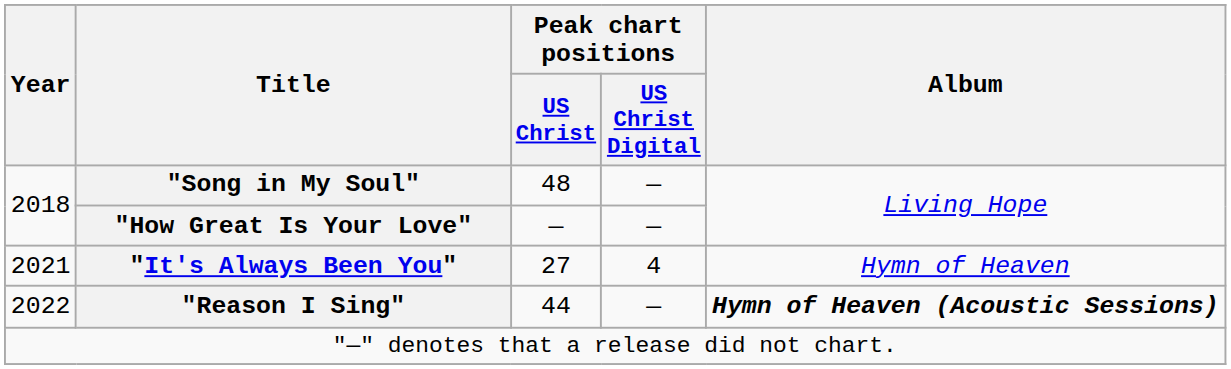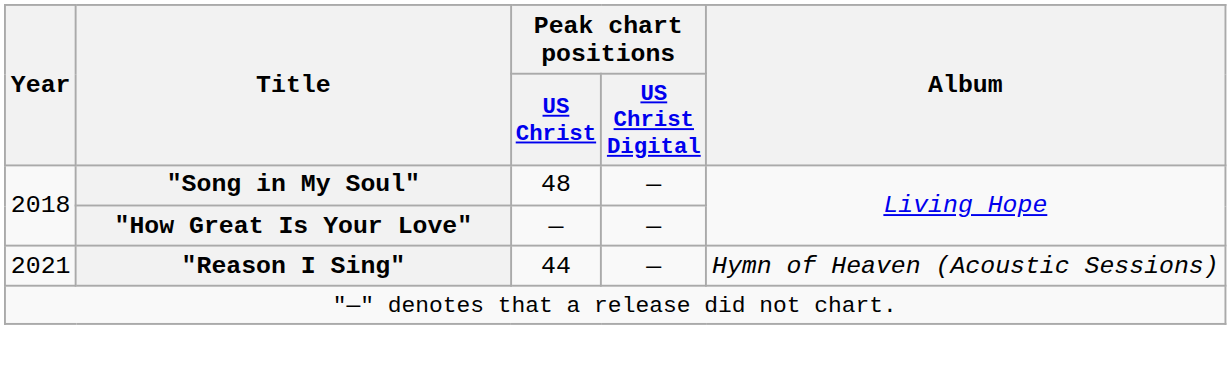- row: (293, 266)
(41, 307) 2022 -> (41, 266) 2021
(965, 307) bold -> (965, 266) normal
